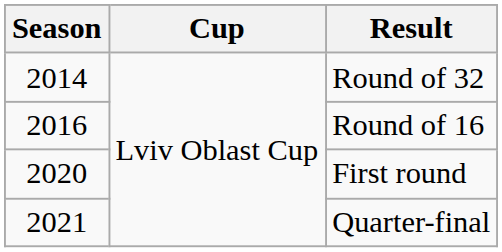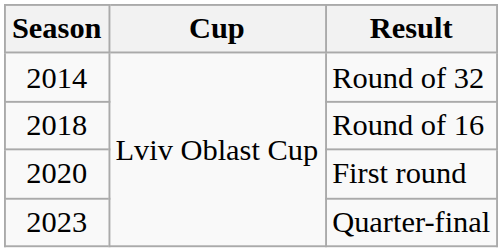(57, 125) 2016 -> (57, 125) 2018
(57, 221) 2021 -> (57, 221) 2023
